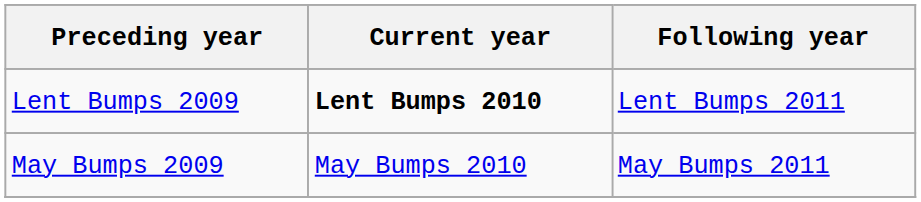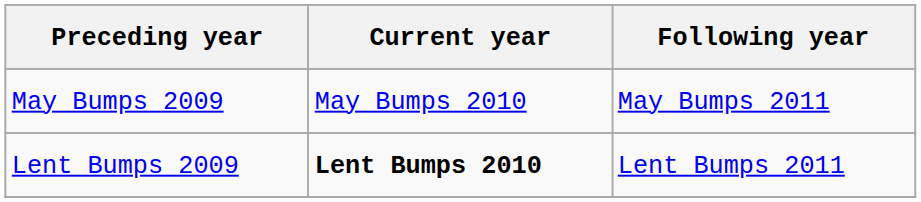rows swapped: (125, 101) <-> (118, 165)
